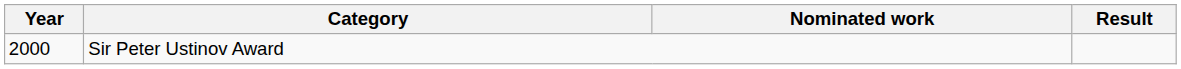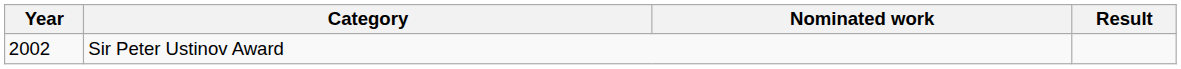(30, 48) 2000 -> (30, 48) 2002
